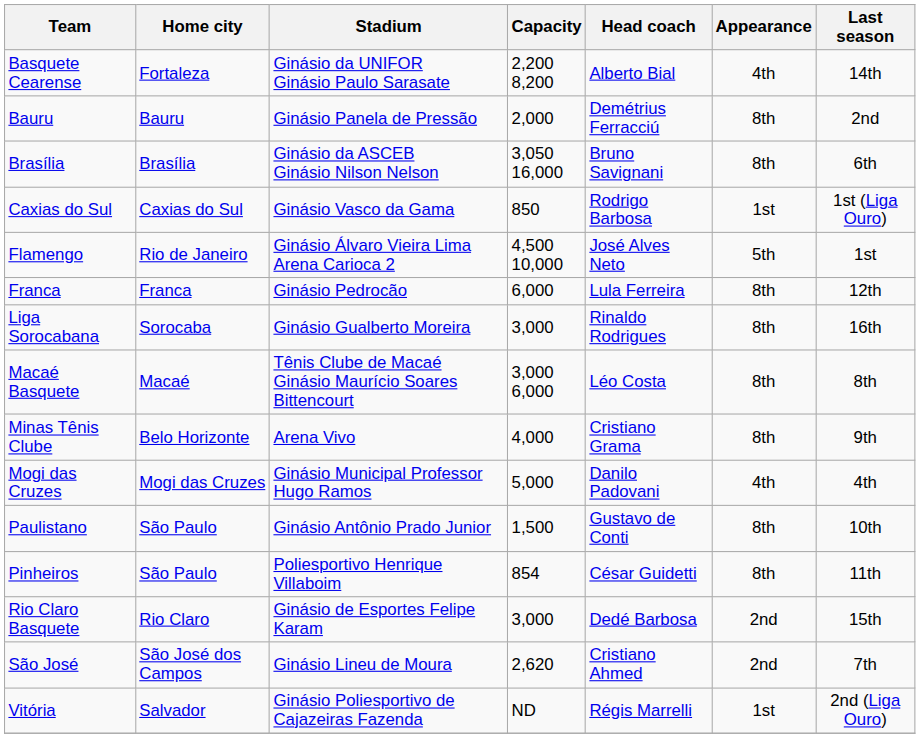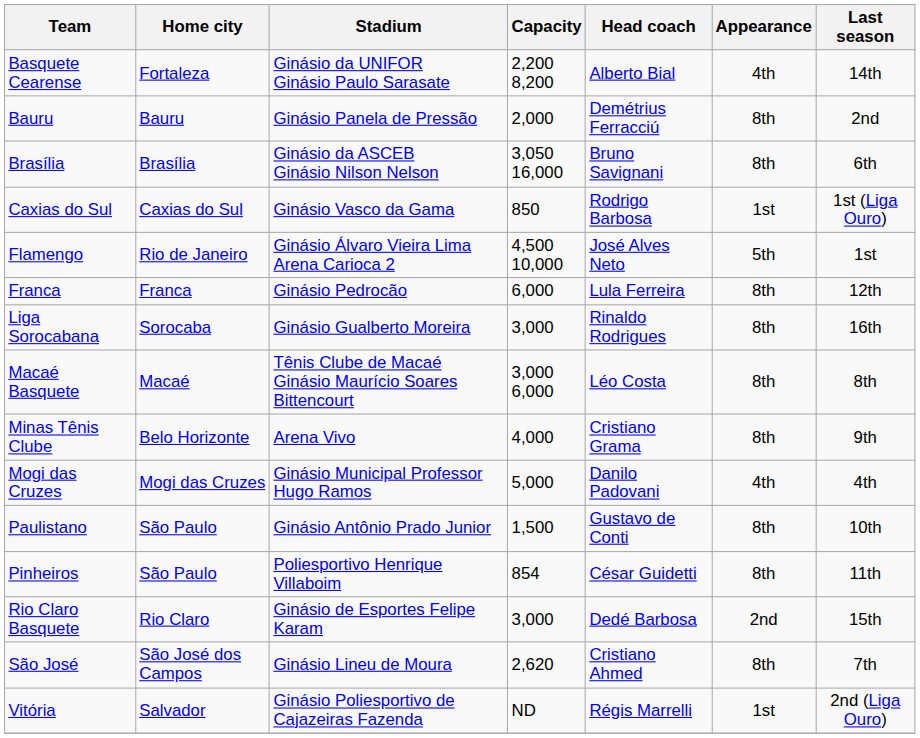(764, 664) 2nd -> (764, 664) 8th
